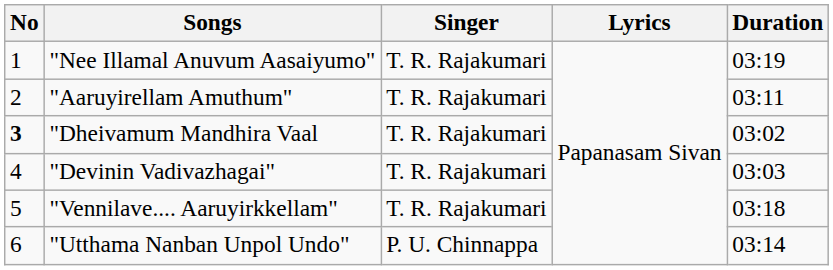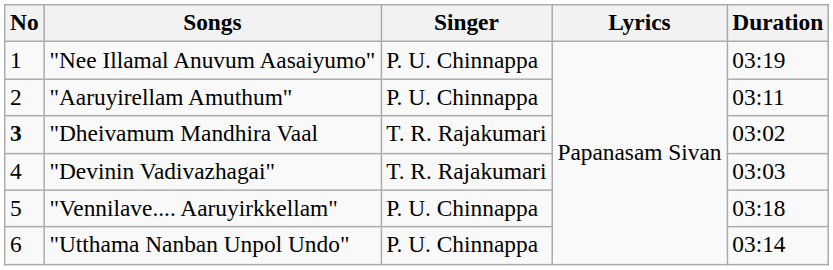(466, 60) T. R. Rajakumari -> (462, 60) P. U. Chinnappa
(466, 97) T. R. Rajakumari -> (462, 97) P. U. Chinnappa
(466, 208) T. R. Rajakumari -> (462, 208) P. U. Chinnappa
